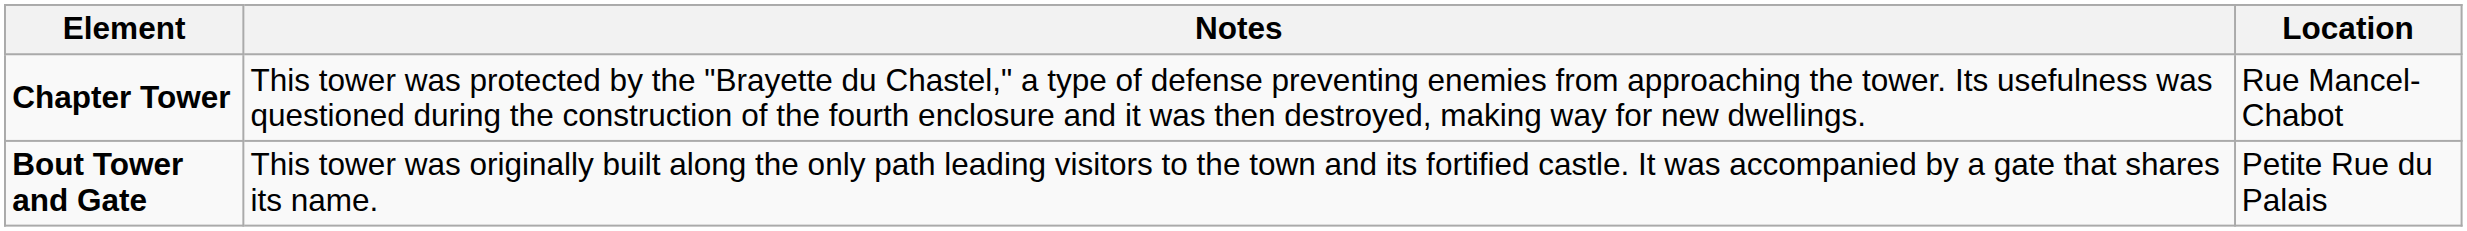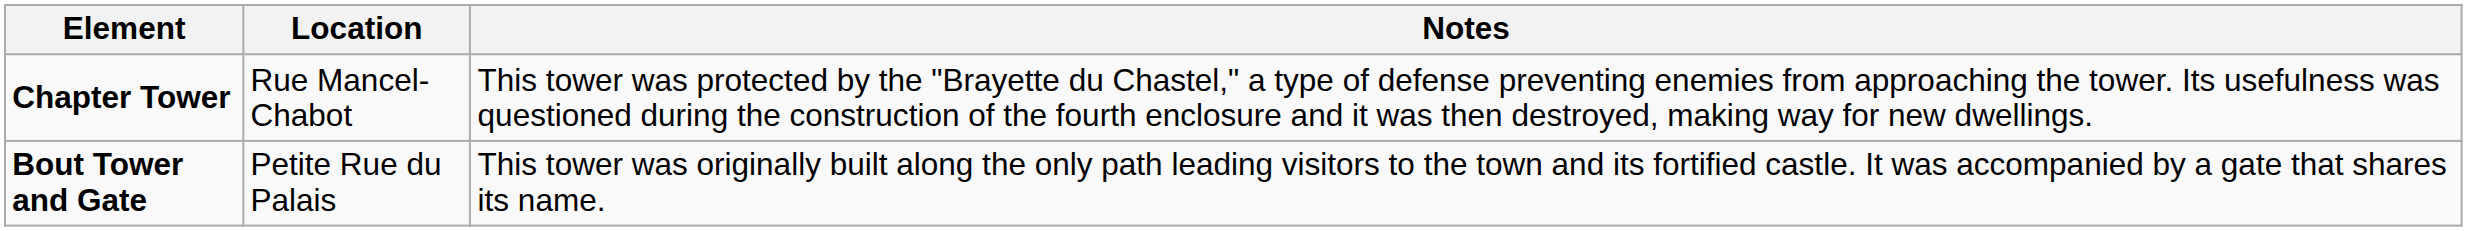columns swapped: (2348, 29) <-> (1239, 29)
